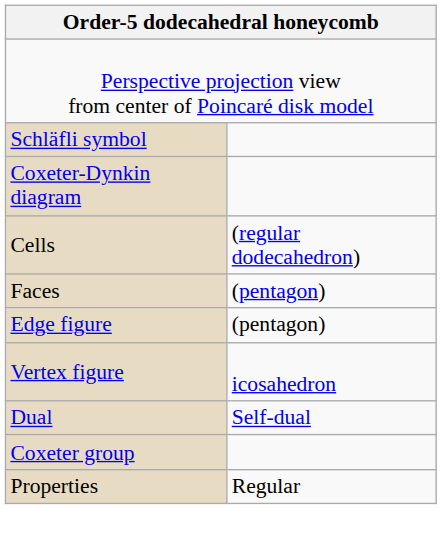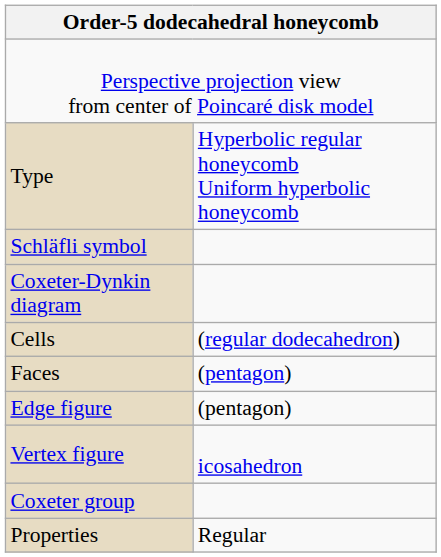+ row: (32, 175)
- row: (31, 417)
